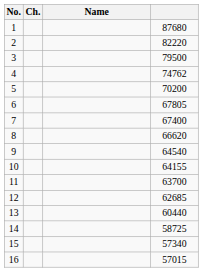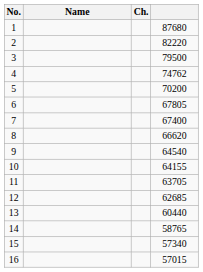columns swapped: (33, 12) <-> (97, 12)
(174, 182) 63700 -> (174, 182) 63705
(174, 228) 58725 -> (174, 228) 58765
